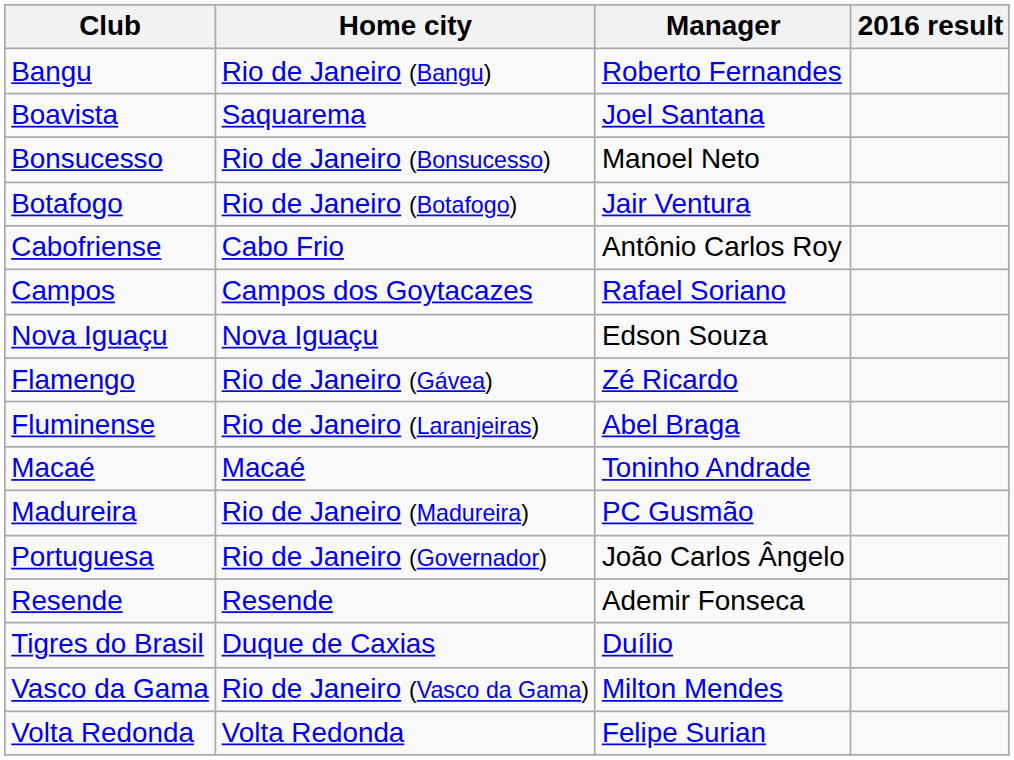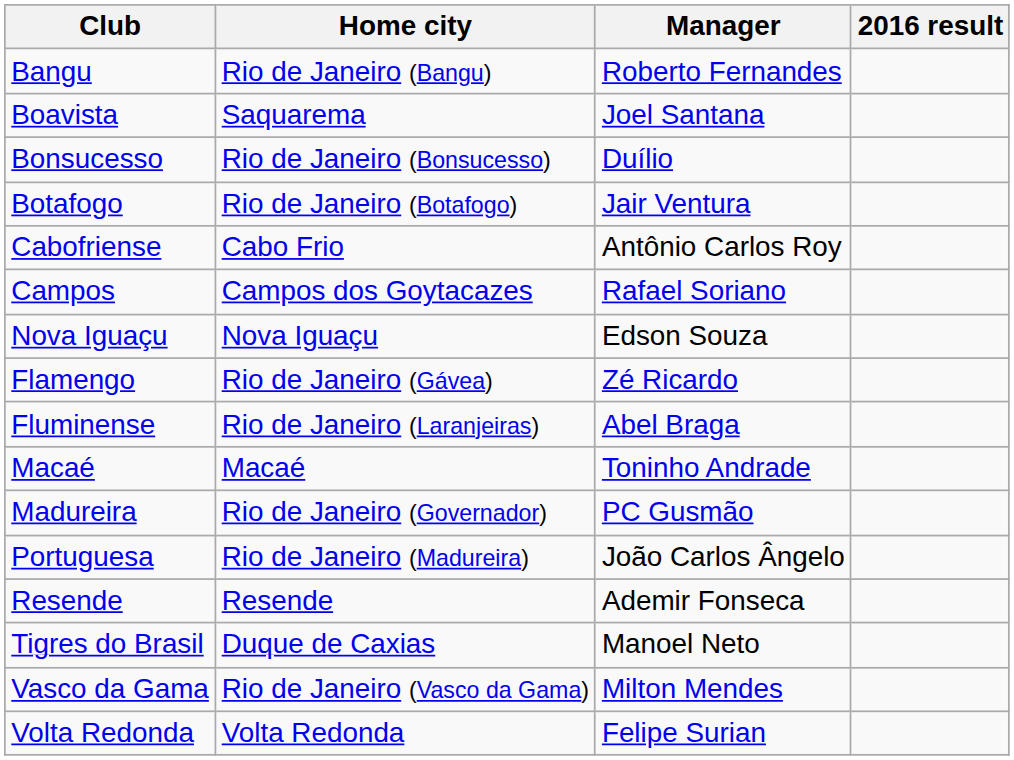(681, 159) Manoel Neto -> (637, 159) Duílio
(375, 512) Rio de Janeiro (Madureira) -> (384, 512) Rio de Janeiro (Governador)
(384, 556) Rio de Janeiro (Governador) -> (375, 556) Rio de Janeiro (Madureira)
(637, 644) Duílio -> (681, 644) Manoel Neto
